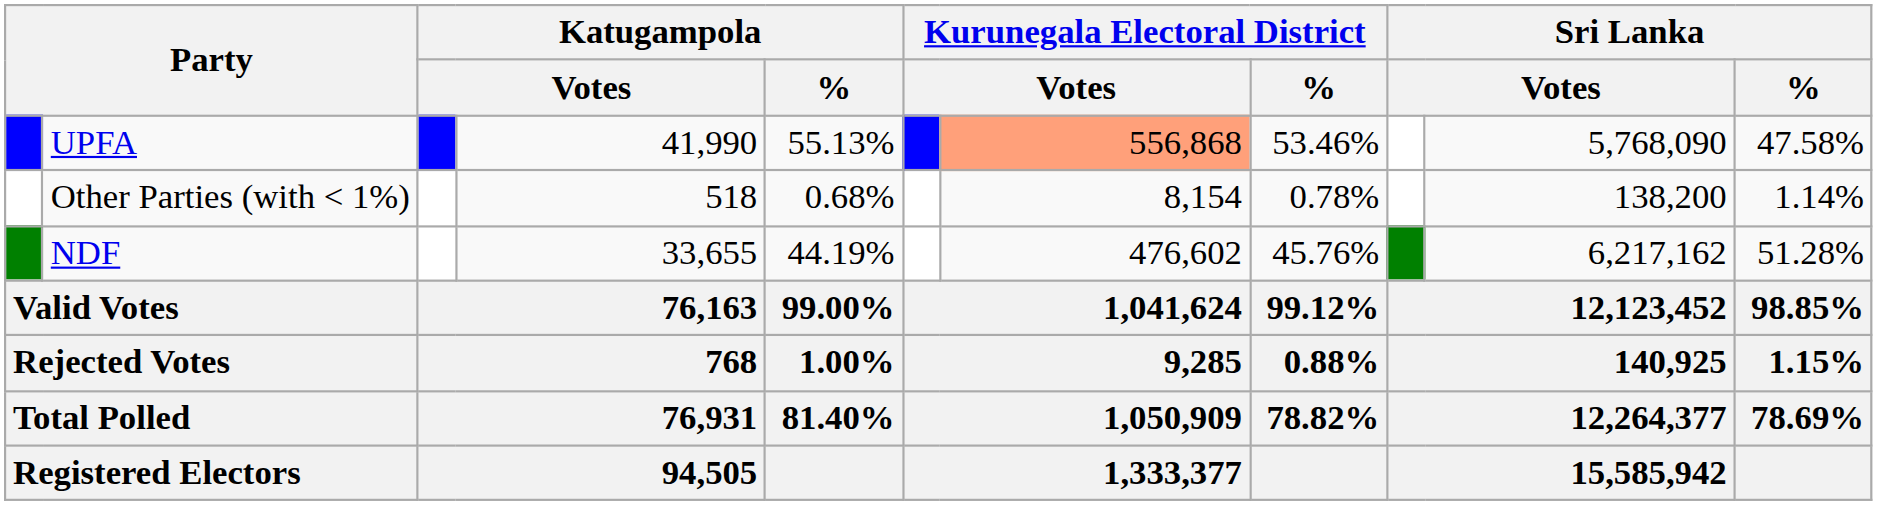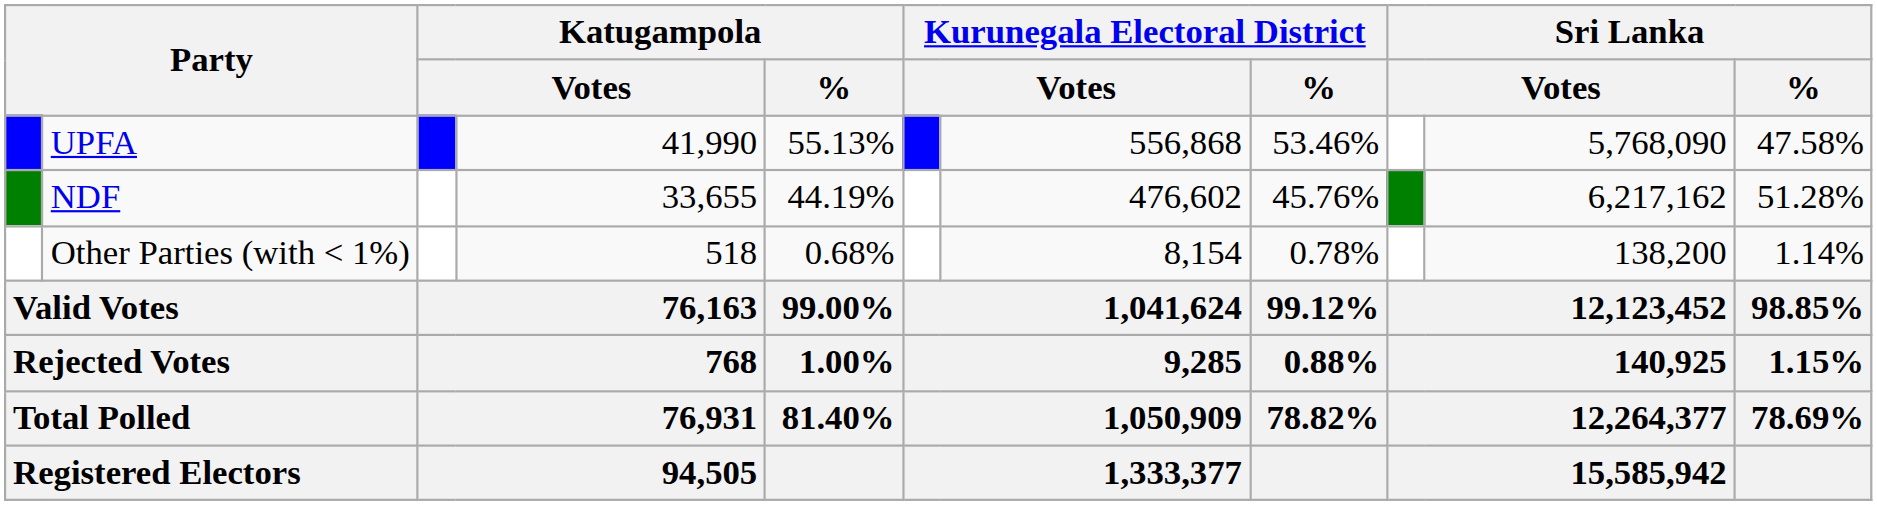(1186, 142) lightsalmon background -> (1186, 142) no background
rows swapped: (86, 252) <-> (230, 197)
